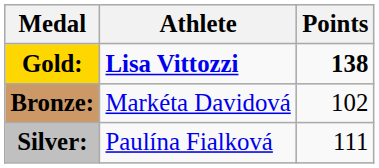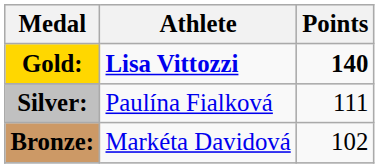(350, 63) 138 -> (350, 63) 140
rows swapped: (52, 142) <-> (52, 102)
